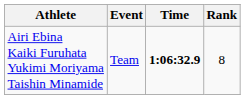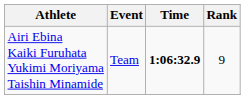(222, 60) 8 -> (222, 60) 9
